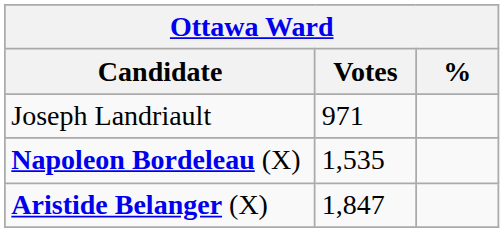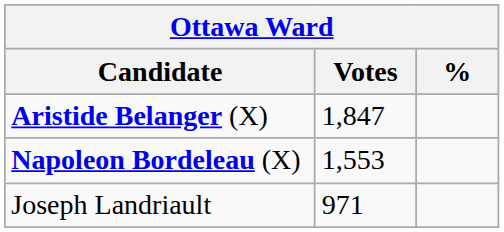rows swapped: (140, 204) <-> (111, 115)
(353, 159) 1,535 -> (353, 159) 1,553
